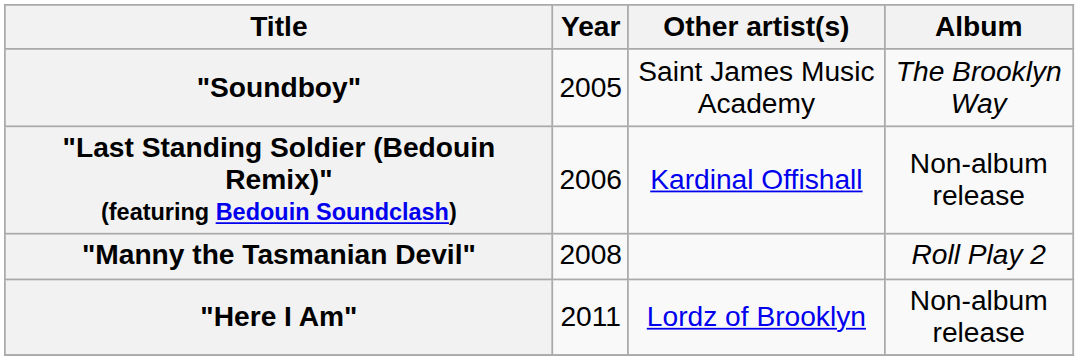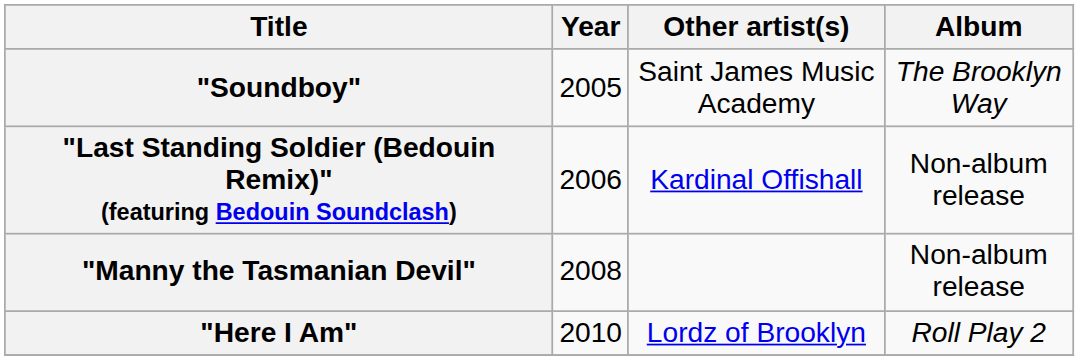(979, 255) Roll Play 2 -> (979, 271) Non-album release
(591, 316) 2011 -> (591, 332) 2010
(979, 316) Non-album release -> (979, 332) Roll Play 2
